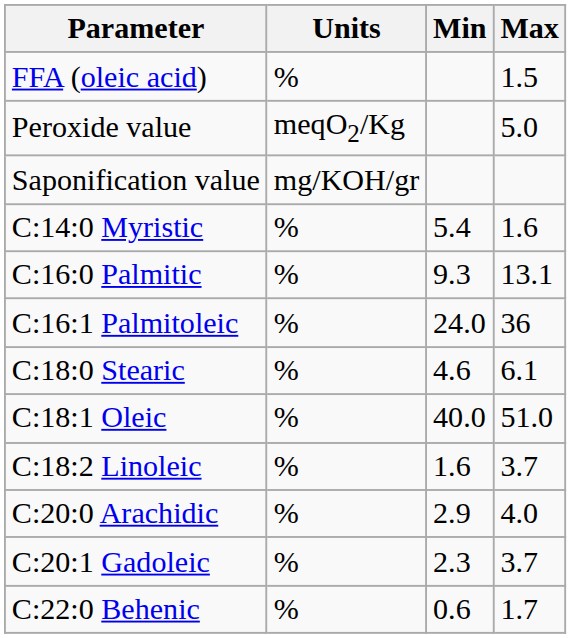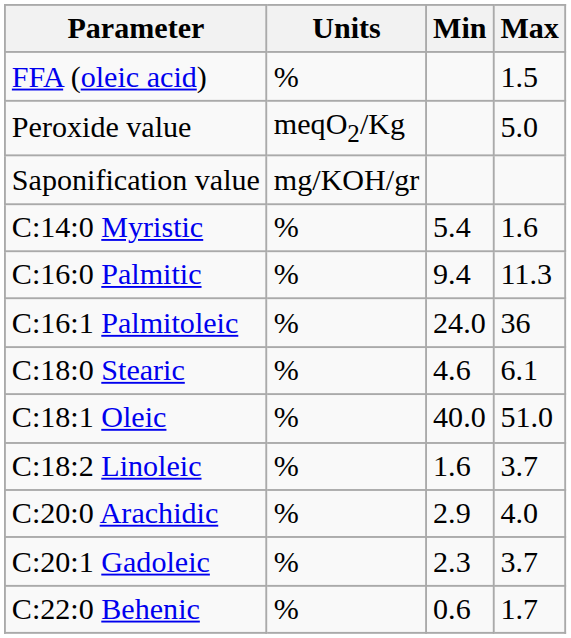(452, 274) 9.3 -> (452, 274) 9.4
(527, 274) 13.1 -> (526, 274) 11.3
